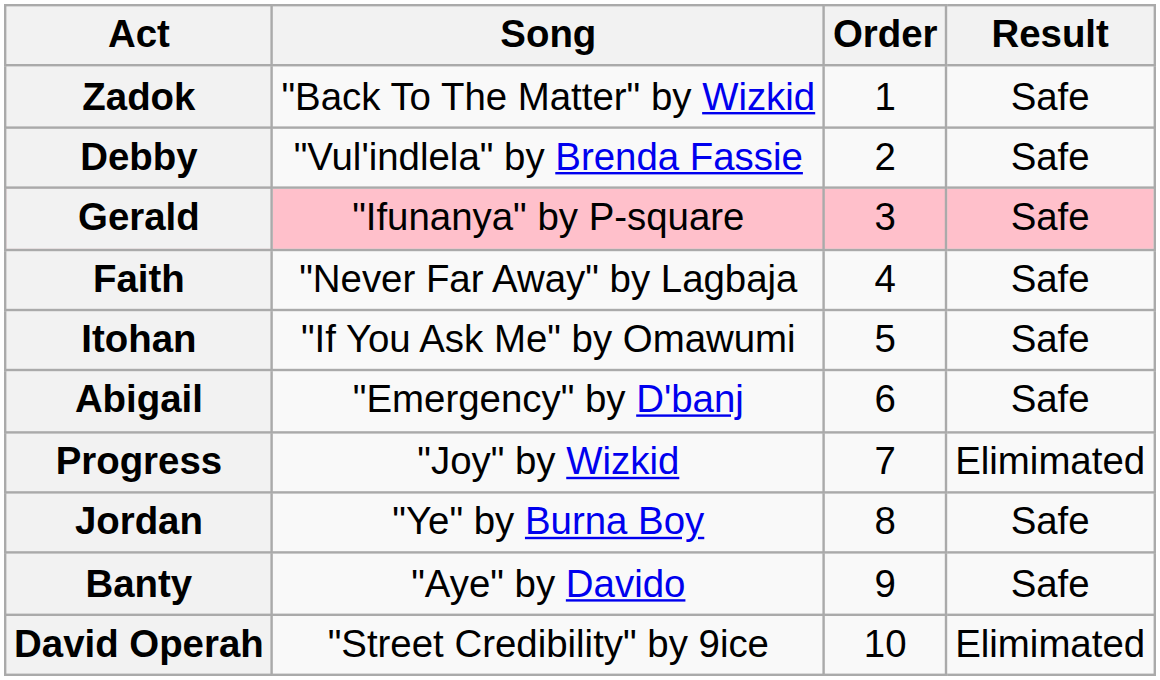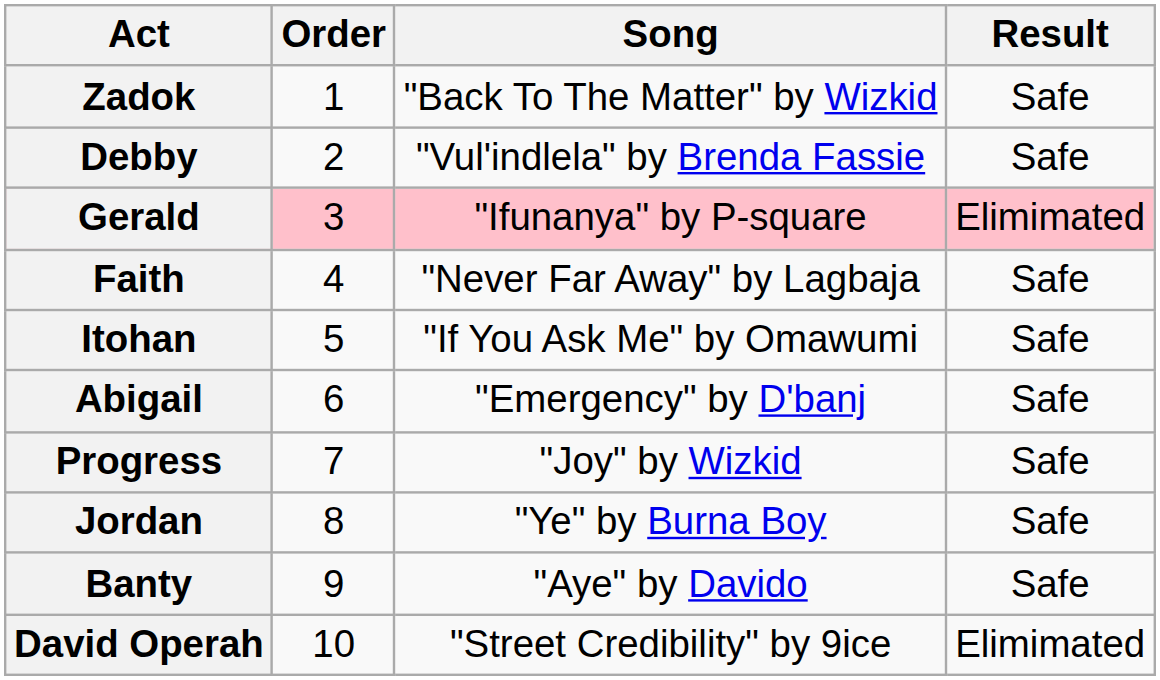columns swapped: (885, 34) <-> (548, 34)
(1050, 217) Safe -> (1050, 217) Elimimated
(1050, 461) Elimimated -> (1050, 461) Safe
